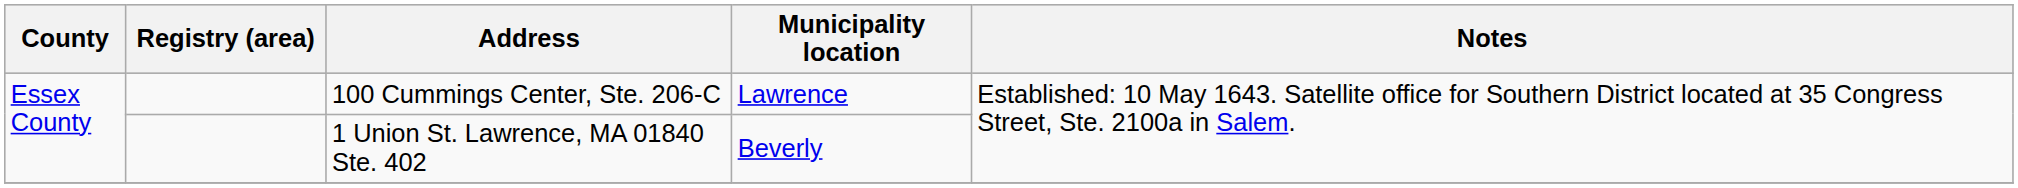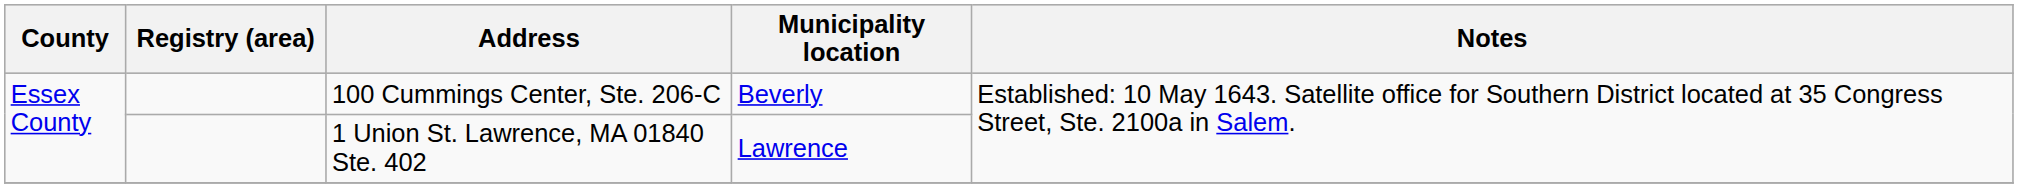(793, 93) Lawrence -> (780, 93) Beverly
(780, 148) Beverly -> (793, 148) Lawrence
